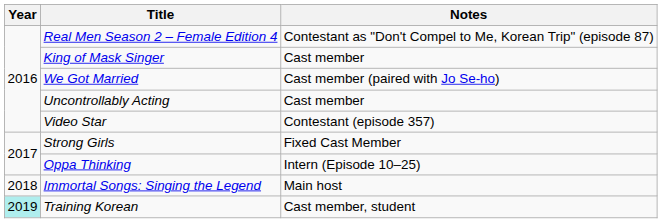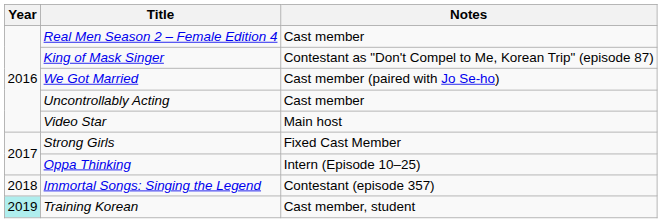(469, 36) Contestant as "Don't Compel to Me, Korean Trip" (episode 87) -> (324, 36) Cast member
(324, 57) Cast member -> (469, 57) Contestant as "Don't Compel to Me, Korean Trip" (episode 87)
(359, 121) Contestant (episode 357) -> (313, 121) Main host
(313, 185) Main host -> (359, 185) Contestant (episode 357)
